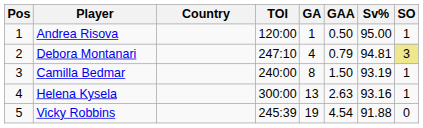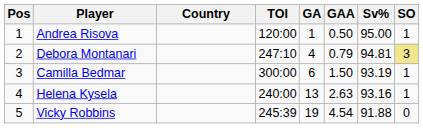(278, 73) 240:00 -> (278, 73) 300:00
(312, 73) 8 -> (312, 73) 6
(278, 93) 300:00 -> (278, 93) 240:00
